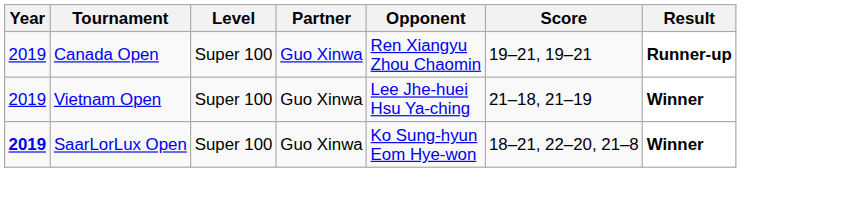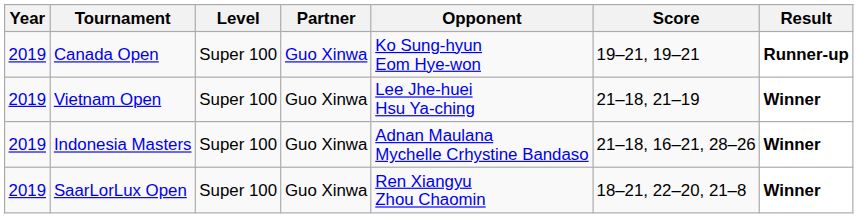(426, 54) Ren Xiangyu Zhou Chaomin -> (429, 54) Ko Sung-hyun Eom Hye-won
+ row: (123, 145)
(27, 145) bold -> (27, 190) normal
(424, 145) Ko Sung-hyun Eom Hye-won -> (430, 190) Ren Xiangyu Zhou Chaomin
